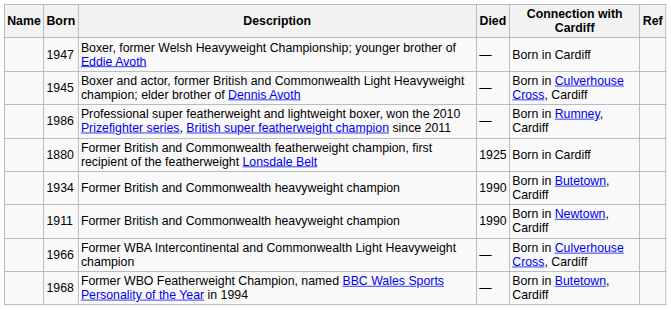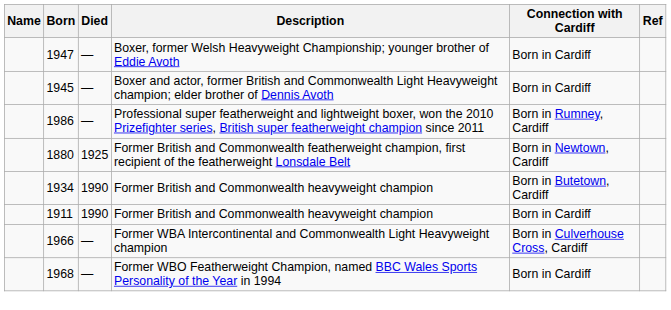columns swapped: (493, 21) <-> (277, 21)
(568, 87) Born in Culverhouse Cross, Cardiff -> (552, 87) Born in Cardiff
(552, 154) Born in Cardiff -> (561, 154) Born in Newtown, Cardiff
(561, 221) Born in Newtown, Cardiff -> (552, 214) Born in Cardiff
(561, 288) Born in Butetown, Cardiff -> (552, 274) Born in Cardiff
